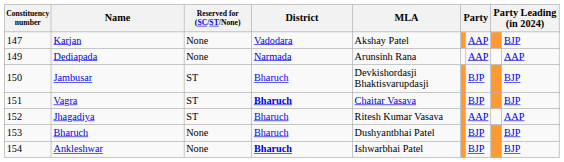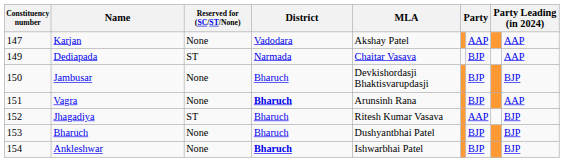(512, 40) BJP -> (514, 40) AAP
(197, 56) None -> (192, 56) ST
(385, 56) Arunsinh Rana -> (385, 56) Chaitar Vasava
(478, 56) AAP -> (476, 56) BJP
(192, 78) ST -> (197, 78) None
(192, 100) ST -> (197, 100) None
(385, 100) Chaitar Vasava -> (385, 100) Arunsinh Rana
(512, 100) BJP -> (514, 100) AAP
(514, 116) AAP -> (512, 116) BJP
